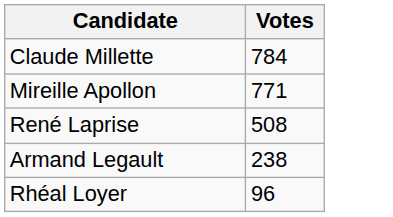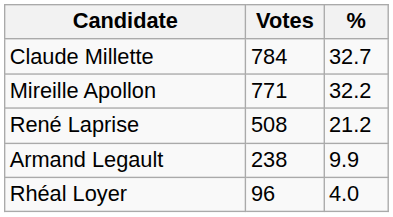+ column: (356, 21)
